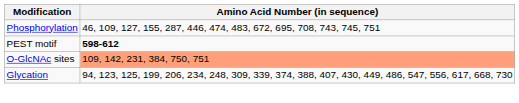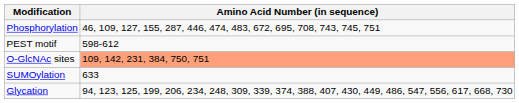(101, 43) bold -> (101, 43) normal
+ row: (36, 75)
